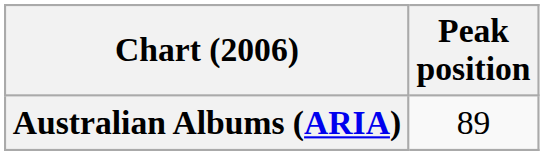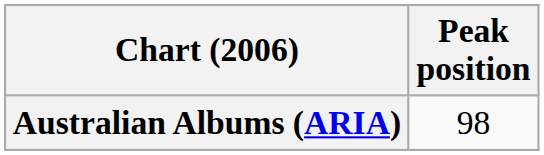(474, 122) 89 -> (474, 122) 98
